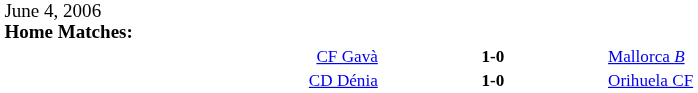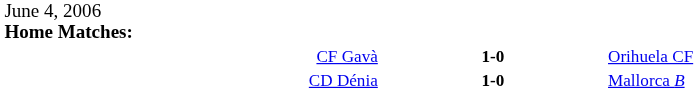(646, 56) Mallorca B -> (651, 56) Orihuela CF
(651, 80) Orihuela CF -> (646, 80) Mallorca B
